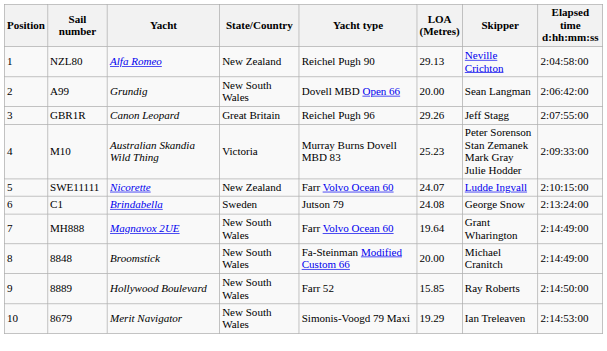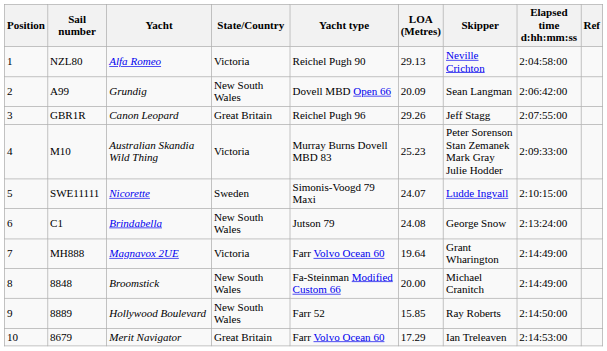+ column: (592, 25)
(252, 61) New Zealand -> (232, 61) Victoria
(432, 91) 20.00 -> (413, 91) 20.09
(252, 187) New Zealand -> (231, 193) Sweden
(348, 187) Farr Volvo Ocean 60 -> (334, 193) Simonis-Voogd 79 Maxi
(240, 205) Sweden -> (239, 223) New South Wales
(247, 228) New South Wales -> (232, 253) Victoria
(247, 318) New South Wales -> (243, 337) Great Britain
(356, 318) Simonis-Voogd 79 Maxi -> (338, 337) Farr Volvo Ocean 60
(432, 318) 19.29 -> (413, 337) 17.29
